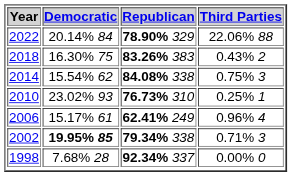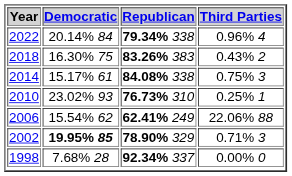(158, 36) 78.90% 329 -> (158, 36) 79.34% 338
(241, 36) 22.06% 88 -> (241, 36) 0.96% 4
(81, 77) 15.54% 62 -> (81, 77) 15.17% 61
(81, 117) 15.17% 61 -> (81, 117) 15.54% 62
(241, 117) 0.96% 4 -> (241, 117) 22.06% 88
(158, 137) 79.34% 338 -> (158, 137) 78.90% 329
